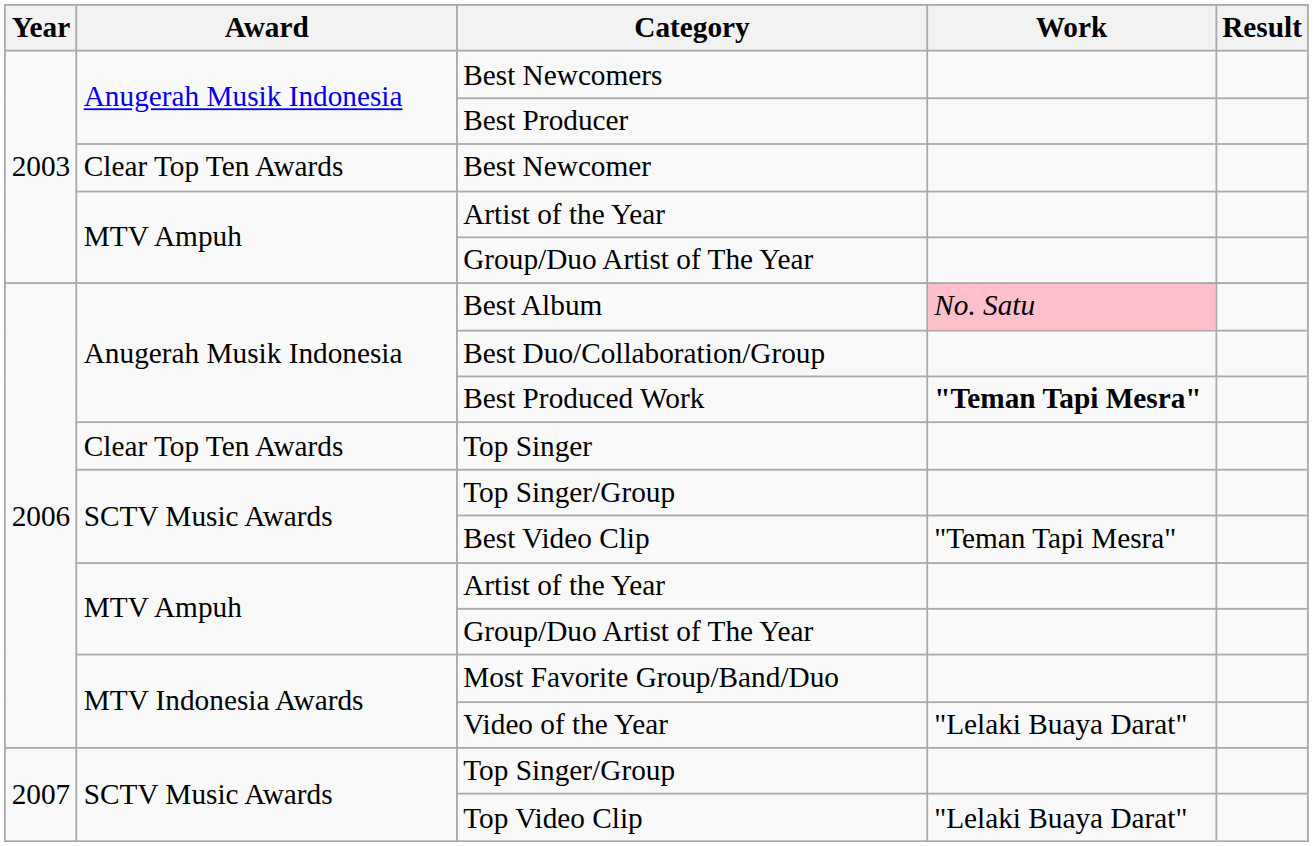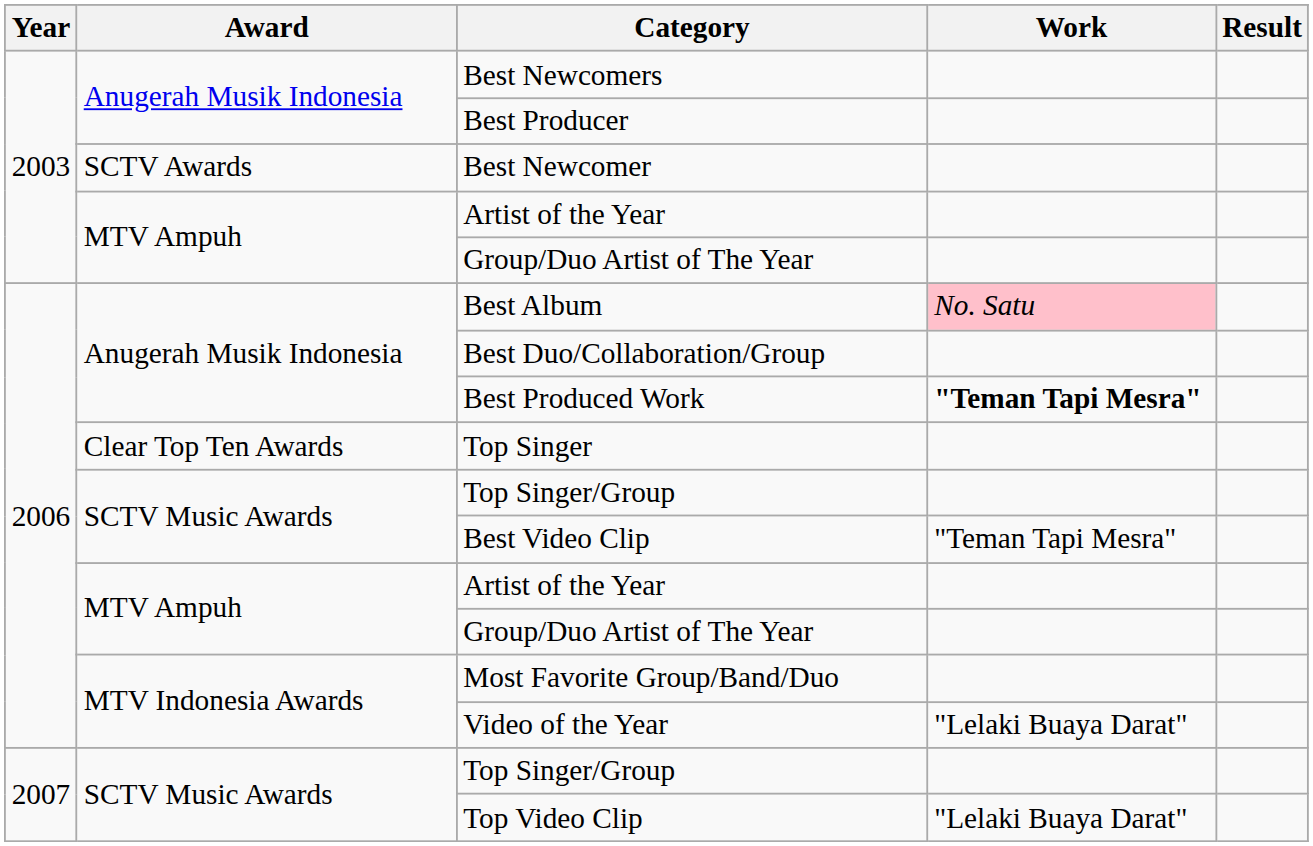(214, 167) Clear Top Ten Awards -> (168, 167) SCTV Awards
